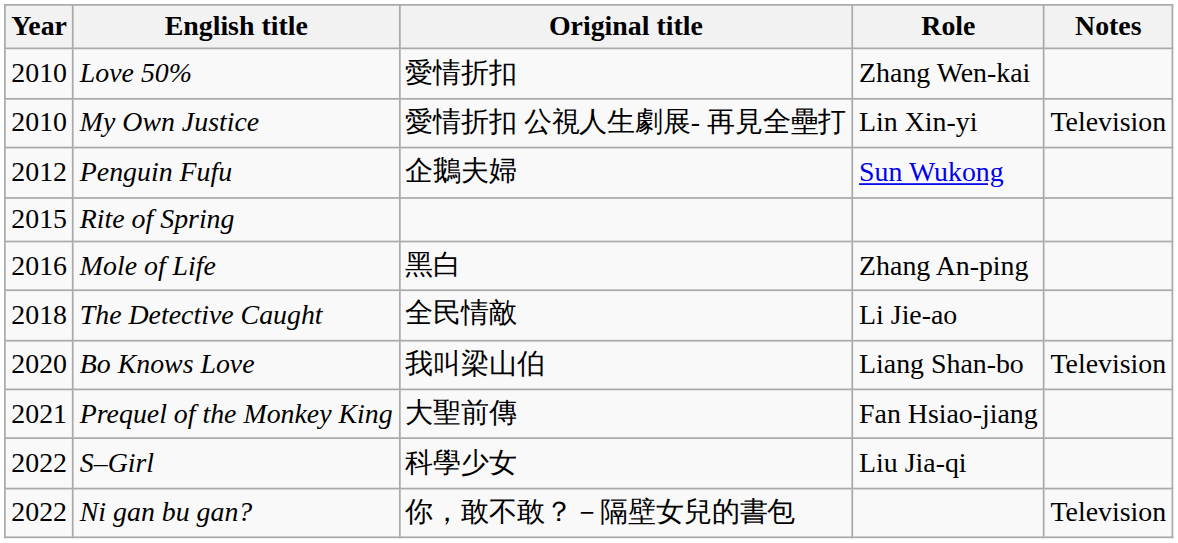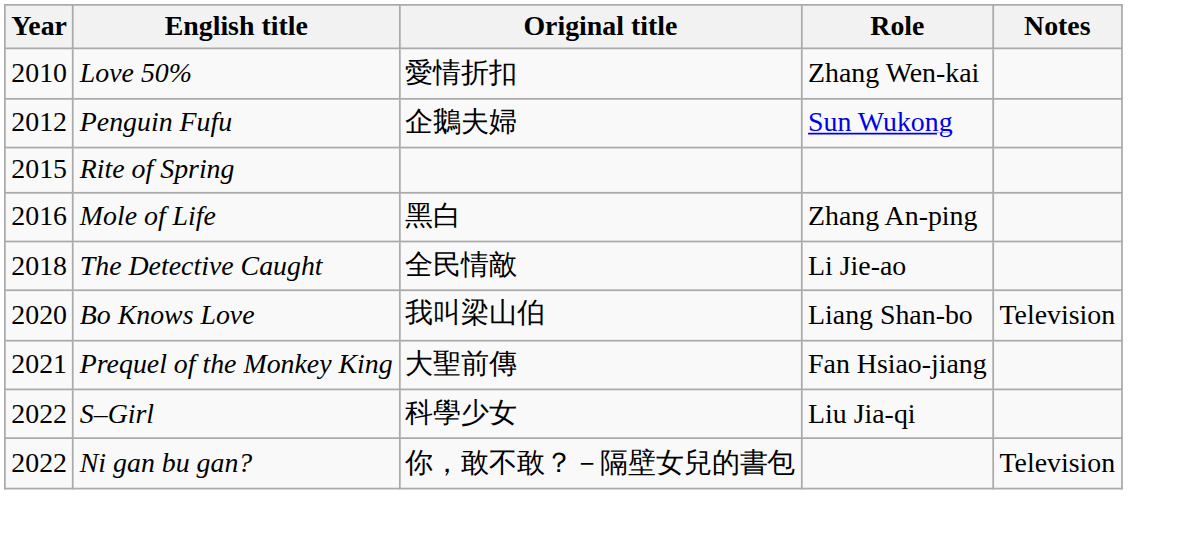- row: (169, 122)
